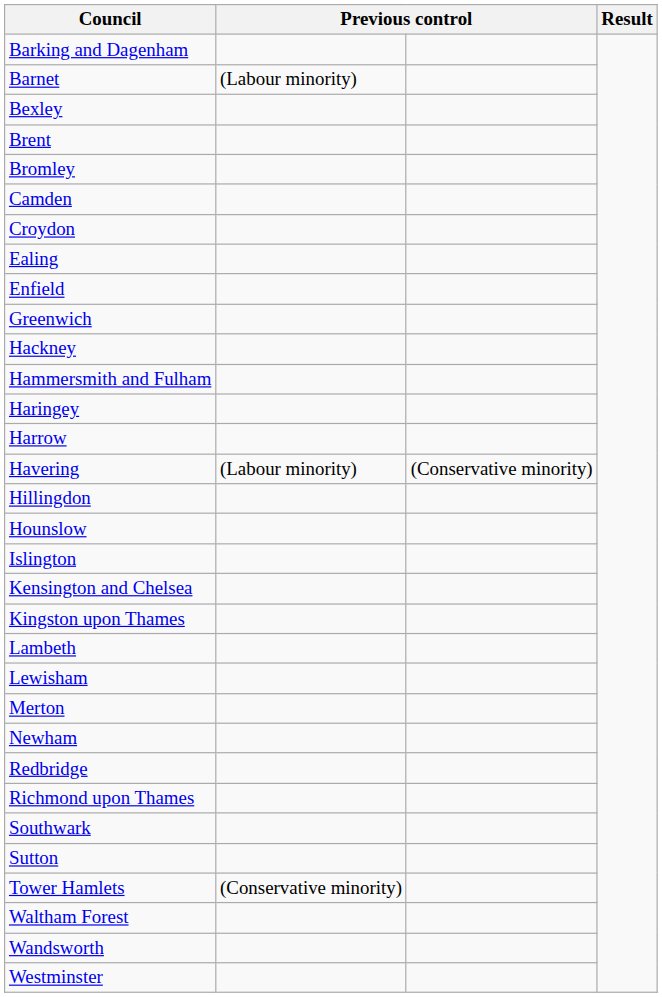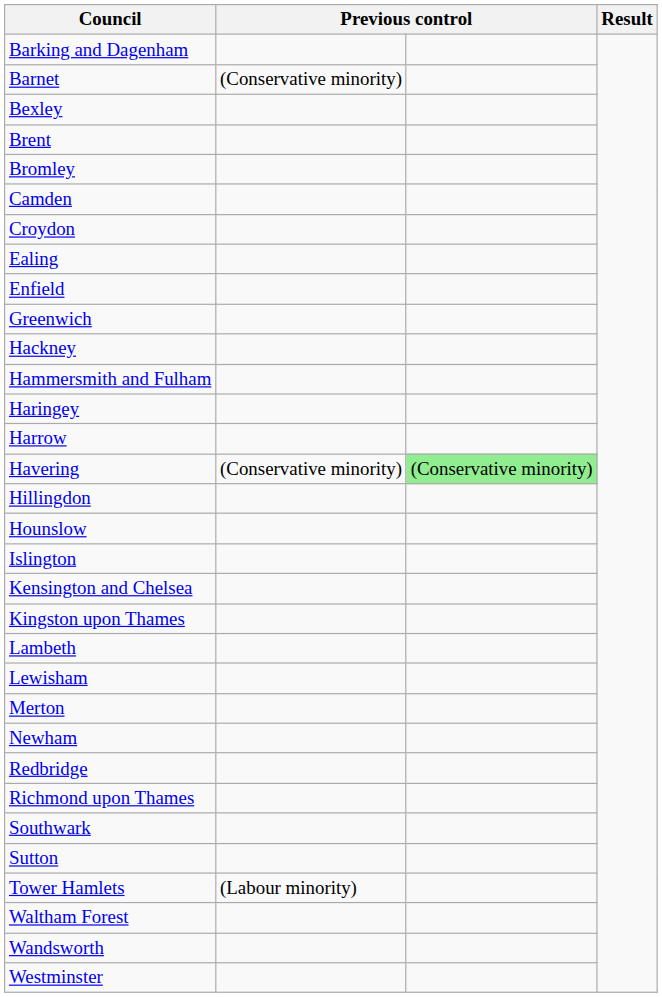(288, 79) (Labour minority) -> (311, 79) (Conservative minority)
(288, 468) (Labour minority) -> (311, 468) (Conservative minority)
(502, 468) no background -> (502, 468) lightgreen background
(311, 887) (Conservative minority) -> (288, 887) (Labour minority)
